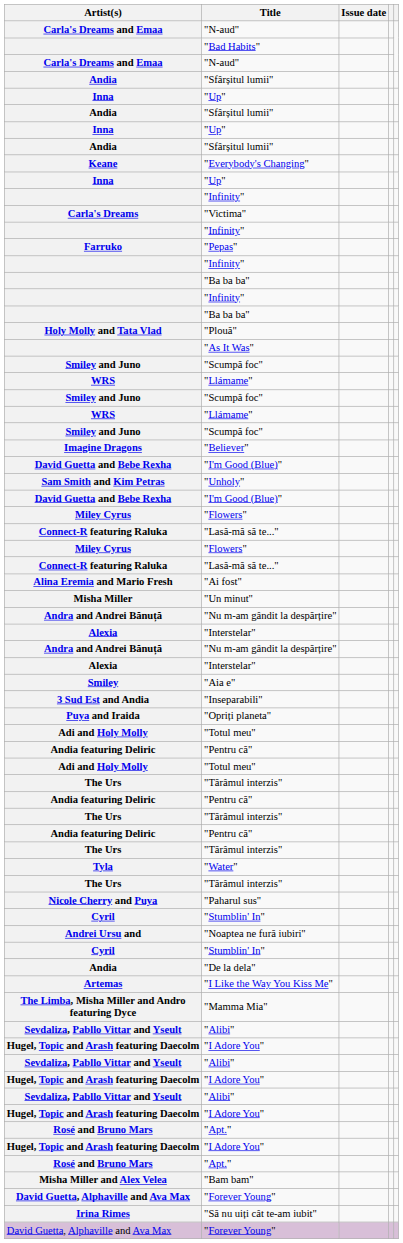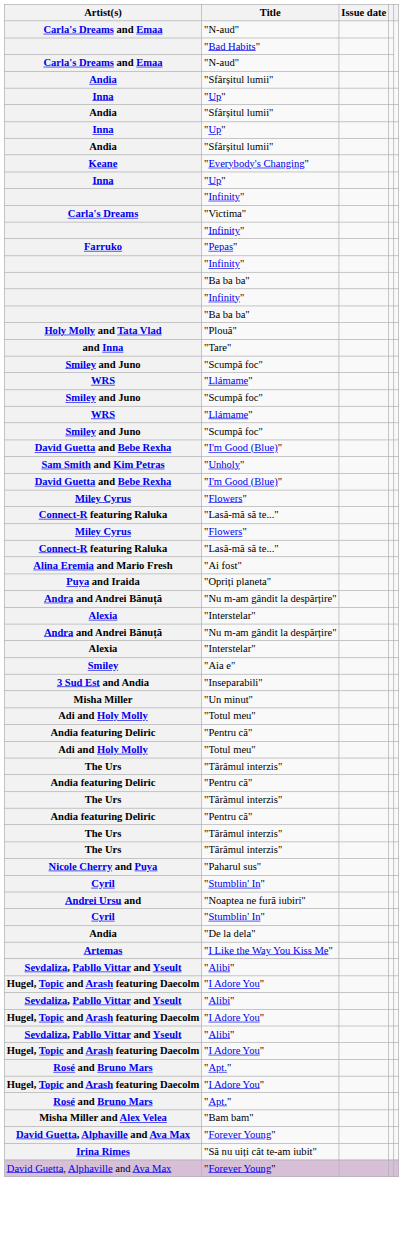+ row: (103, 347)
- row: (103, 348)
- row: (103, 448)
rows swapped: (103, 599) <-> (103, 716)
- row: (103, 866)
- row: (103, 1006)
